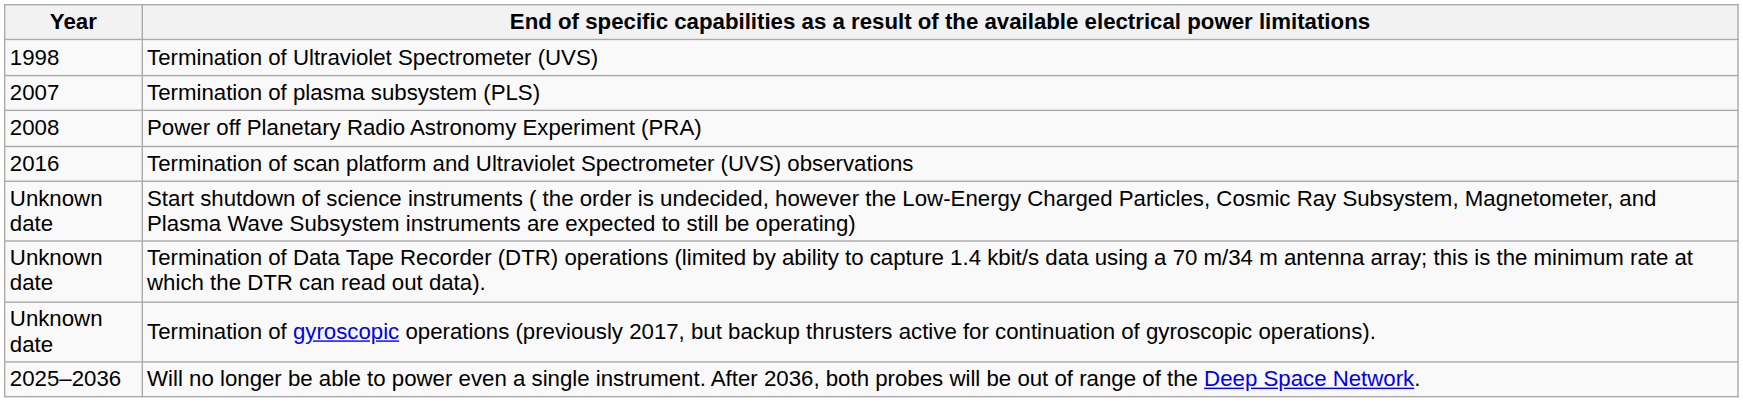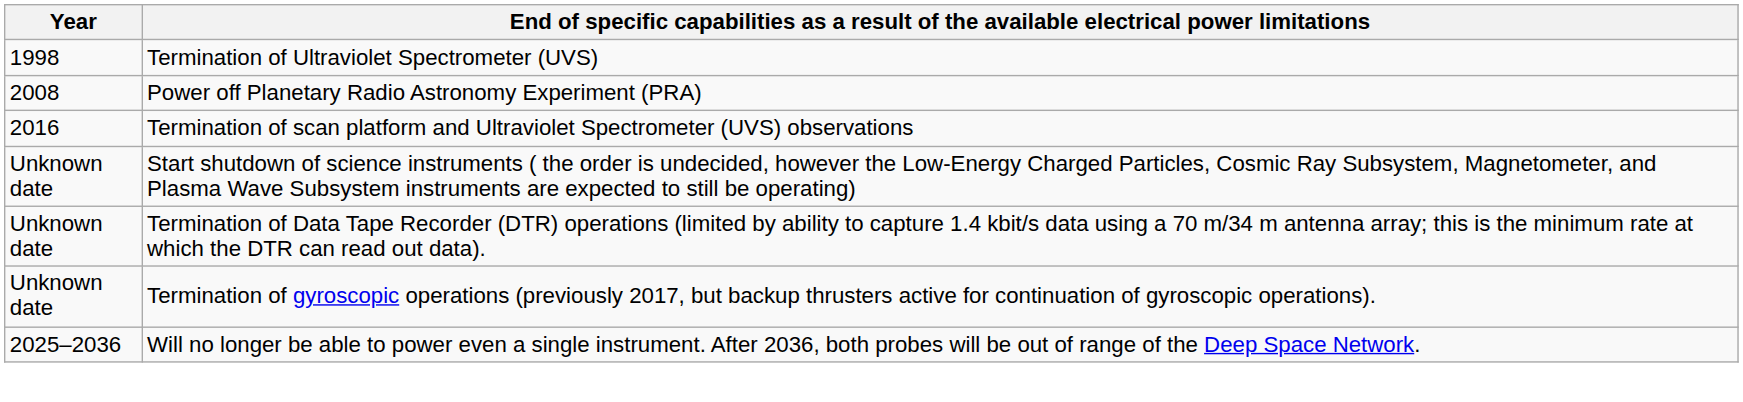- row: (344, 92)
